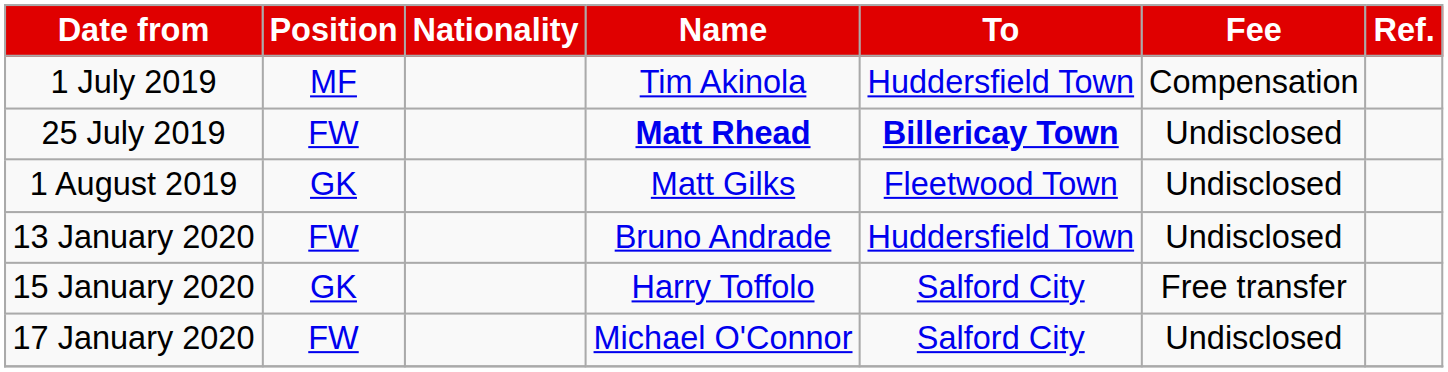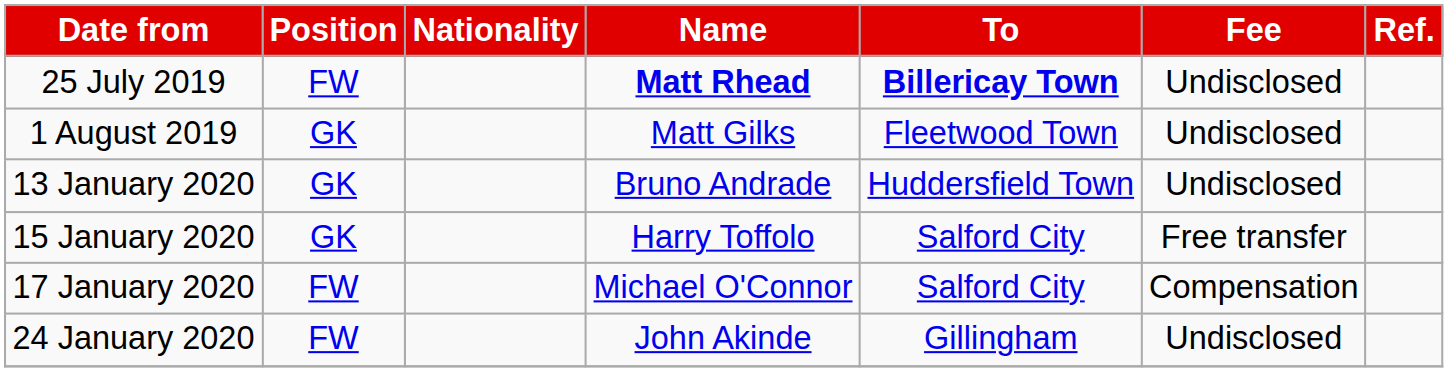- row: (133, 81)
(333, 236) FW -> (333, 184) GK
(1254, 339) Undisclosed -> (1254, 287) Compensation
+ row: (133, 339)
